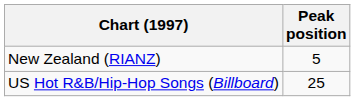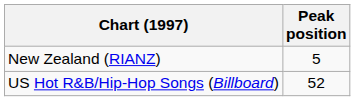(316, 83) 25 -> (316, 83) 52
